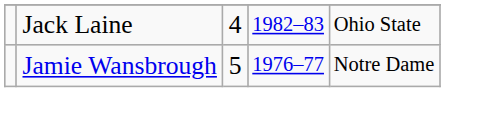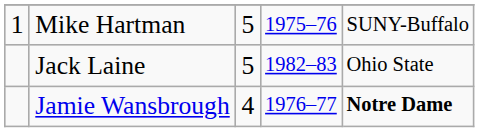+ row: (110, 24)
(235, 24) 4 -> (248, 65) 5
(235, 65) 5 -> (248, 106) 4
(384, 65) normal -> (400, 106) bold
